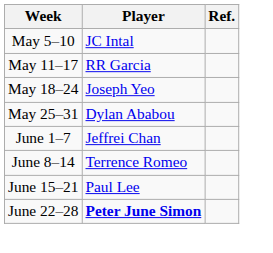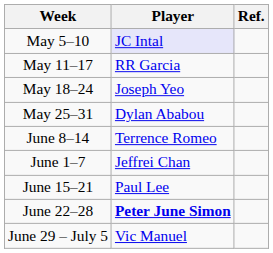(110, 41) no background -> (139, 41) lavender background
rows swapped: (43, 138) <-> (43, 162)
+ row: (58, 235)
